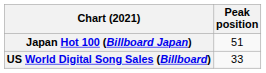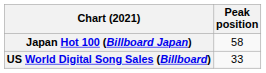(237, 42) 51 -> (237, 42) 58
